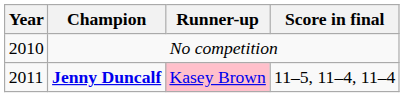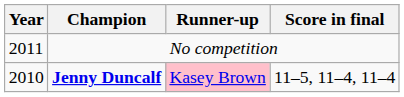(26, 48) 2010 -> (26, 48) 2011
(26, 77) 2011 -> (26, 77) 2010
